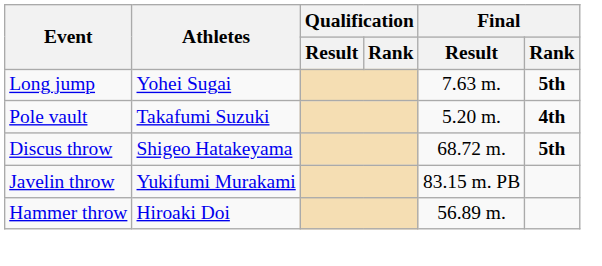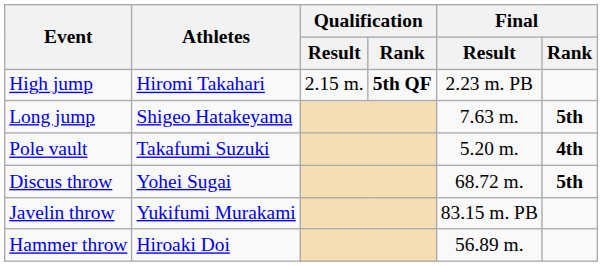+ row: (51, 85)
(184, 85) Yohei Sugai -> (214, 117) Shigeo Hatakeyama
(214, 149) Shigeo Hatakeyama -> (184, 181) Yohei Sugai
